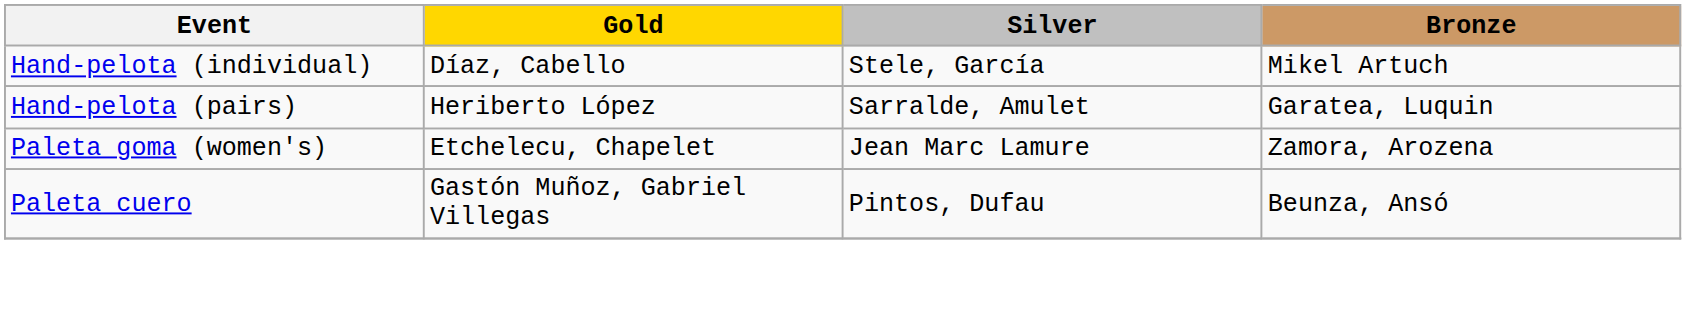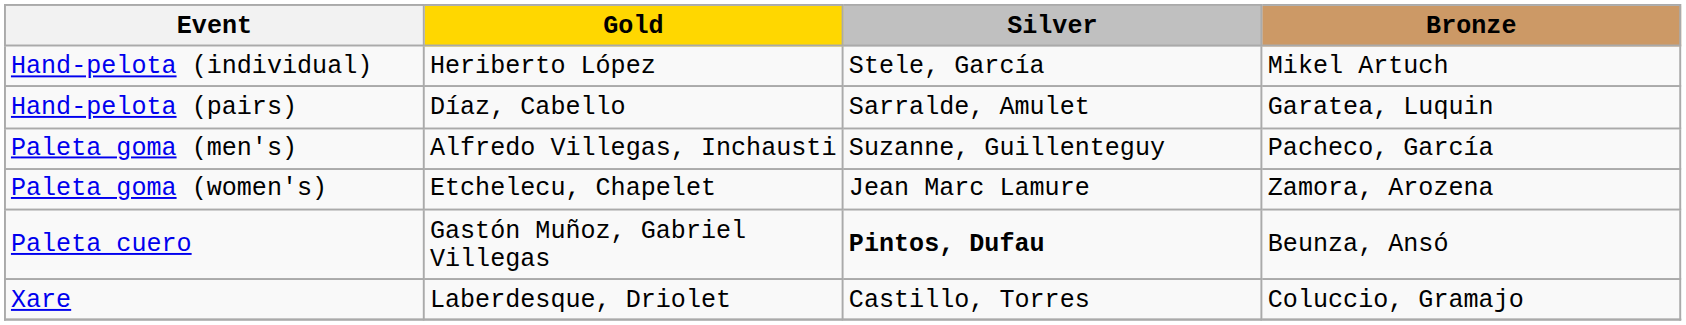(528, 66) Díaz, Cabello -> (543, 66) Heriberto López
(543, 107) Heriberto López -> (528, 107) Díaz, Cabello
+ row: (154, 148)
(947, 203) normal -> (947, 244) bold
+ row: (41, 300)
